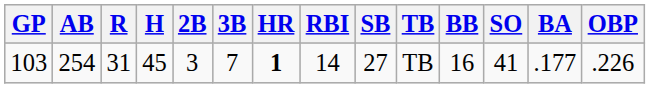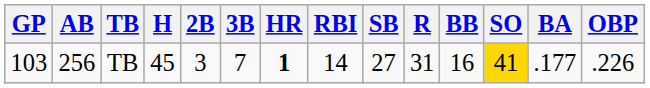columns swapped: (119, 23) <-> (418, 23)
(77, 62) 254 -> (77, 62) 256
(506, 62) no background -> (506, 62) gold background
